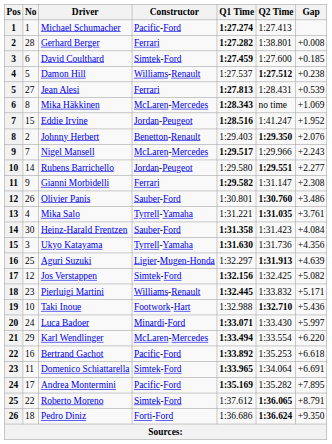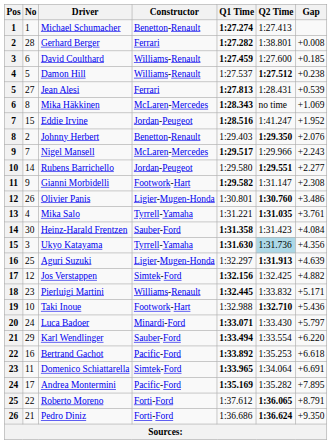(157, 27) Pacific-Ford -> (167, 27) Benetton-Renault
(158, 59) Simtek-Ford -> (167, 59) Williams-Renault
(147, 183) Ferrari -> (162, 183) Footwork-Hart
(157, 198) Sauber-Ford -> (174, 198) Ligier-Mugen-Honda
(275, 245) no background -> (275, 245) lightblue background
(311, 276) +5.082 -> (311, 276) +4.882
(311, 323) +5.997 -> (311, 323) +5.797
(171, 338) McLaren-Mercedes -> (157, 338) Sauber-Ford
(158, 400) Simtek-Ford -> (154, 400) Forti-Ford
(30, 416) 18 -> (30, 416) 21
